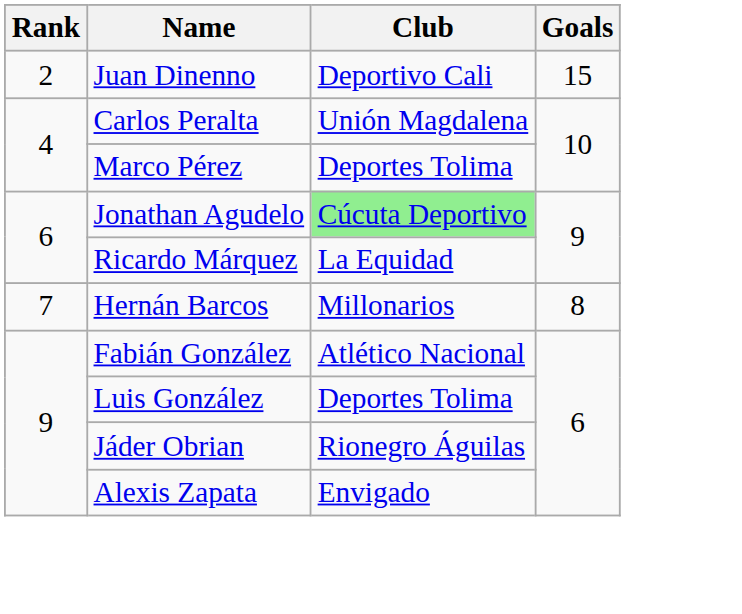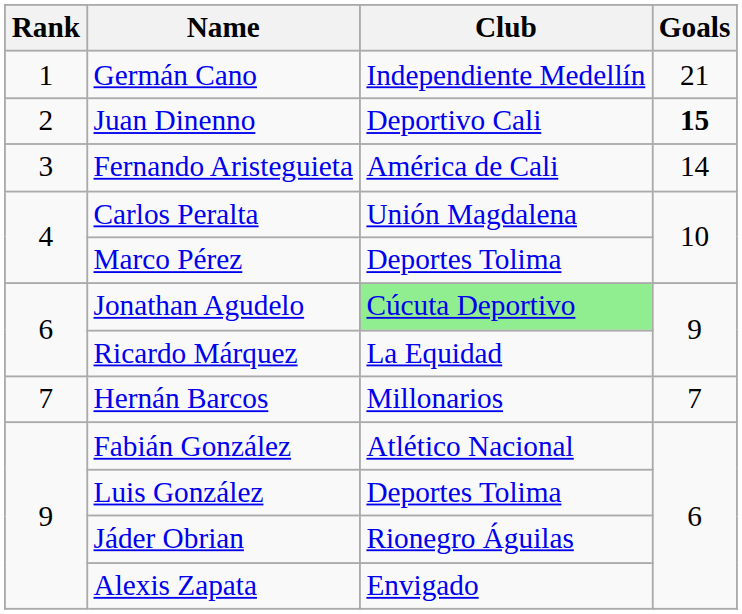+ row: (175, 74)
(578, 74) normal -> (695, 120) bold
+ row: (223, 167)
(578, 306) 8 -> (695, 399) 7
